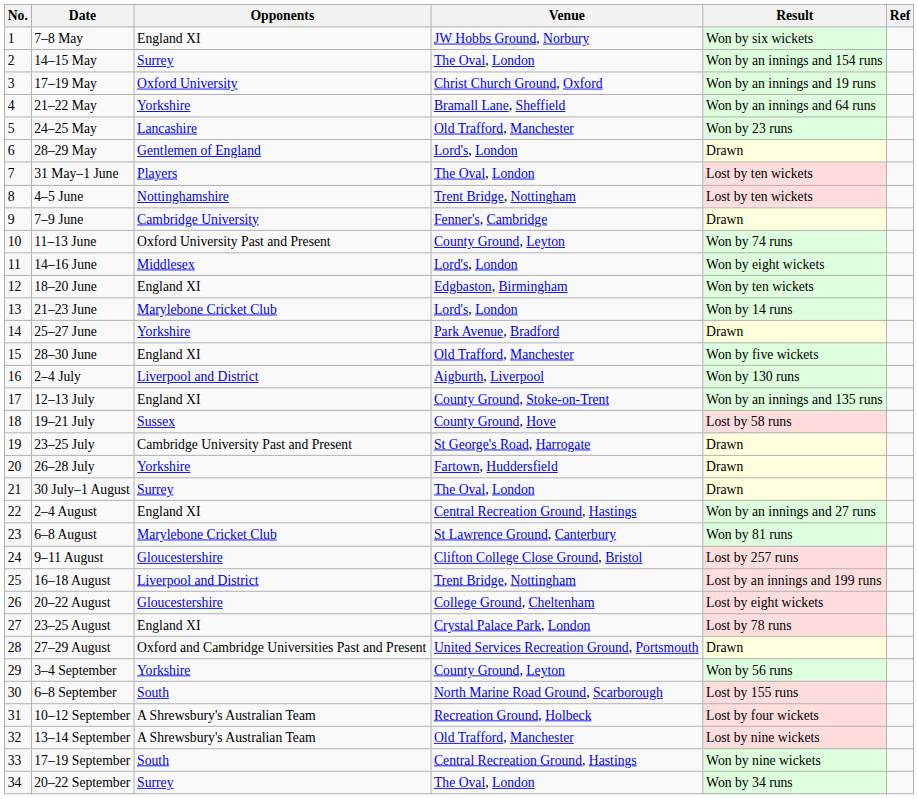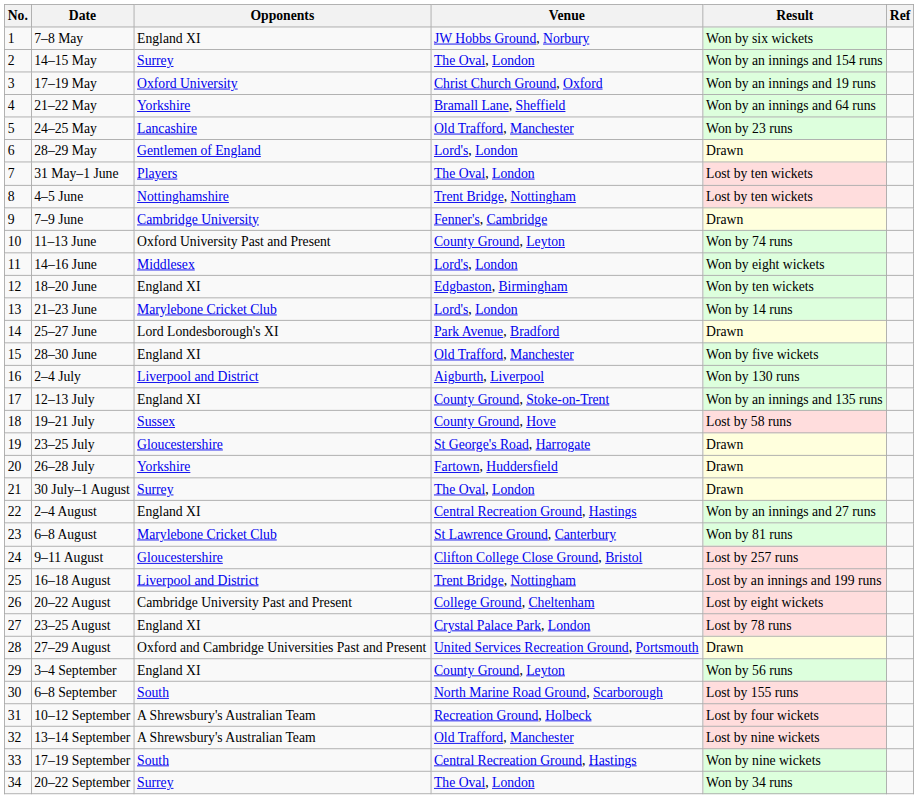(164, 331) Yorkshire -> (208, 331) Lord Londesborough's XI
(244, 444) Cambridge University Past and Present -> (180, 444) Gloucestershire
(180, 602) Gloucestershire -> (244, 602) Cambridge University Past and Present
(164, 670) Yorkshire -> (169, 670) England XI
